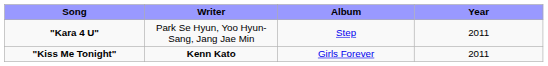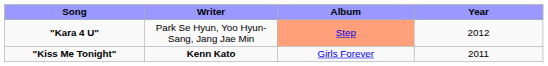(346, 33) no background -> (346, 33) lightsalmon background
(479, 33) 2011 -> (478, 33) 2012
